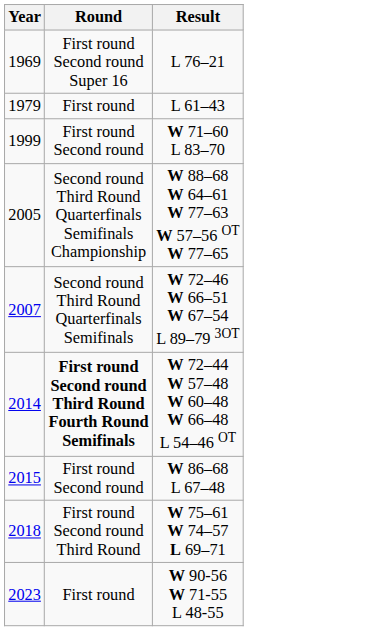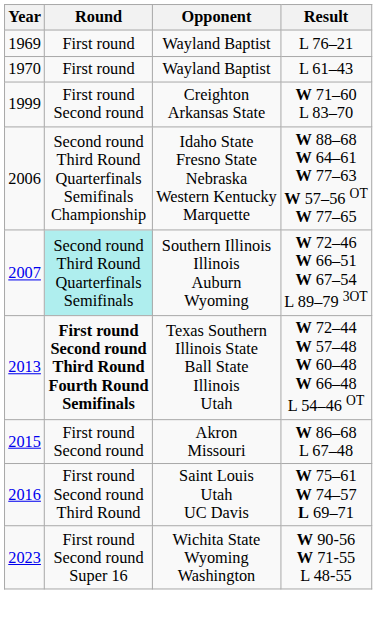+ column: (216, 17)
(99, 61) First round Second round Super 16 -> (99, 43) First round
(25, 105) 1979 -> (25, 69) 1970
(25, 214) 2005 -> (25, 178) 2006
(99, 309) no background -> (99, 272) paleturquoise background
(25, 404) 2014 -> (25, 367) 2013
(25, 531) 2018 -> (25, 494) 2016
(99, 594) First round -> (99, 557) First round Second round Super 16
